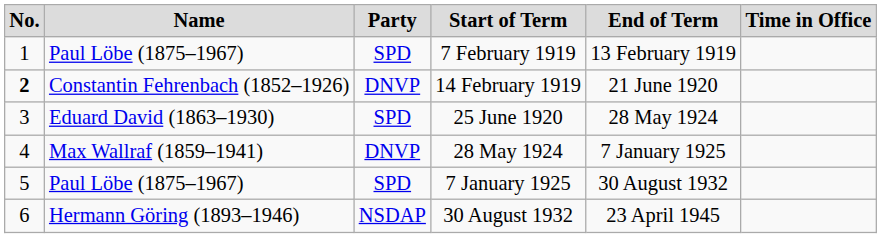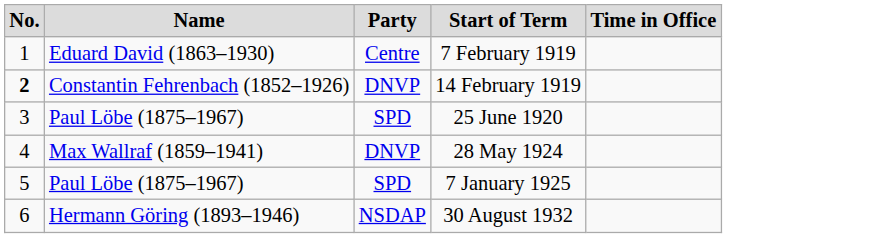- column: (663, 20)
(146, 53) Paul Löbe (1875–1967) -> (162, 53) Eduard David (1863–1930)
(392, 53) SPD -> (392, 53) Centre
(162, 118) Eduard David (1863–1930) -> (146, 118) Paul Löbe (1875–1967)
